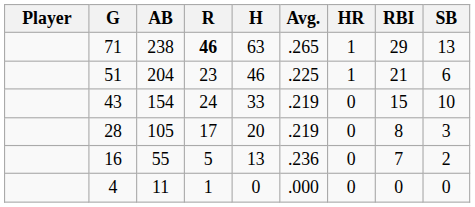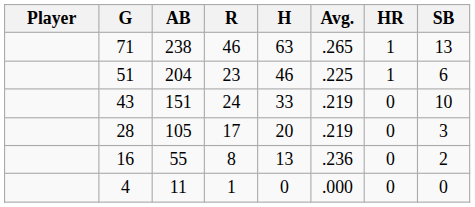- column: (399, 18)
(208, 46) bold -> (231, 46) normal
(161, 103) 154 -> (178, 103) 151
(208, 159) 5 -> (231, 159) 8
